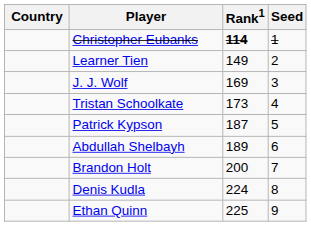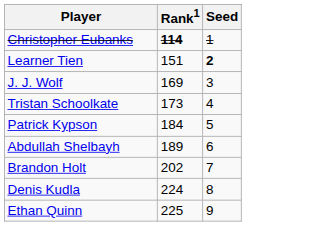- column: (37, 16)
(237, 61) 149 -> (172, 61) 151
(275, 61) normal -> (210, 61) bold
(237, 125) 187 -> (172, 125) 184
(237, 167) 200 -> (172, 167) 202
